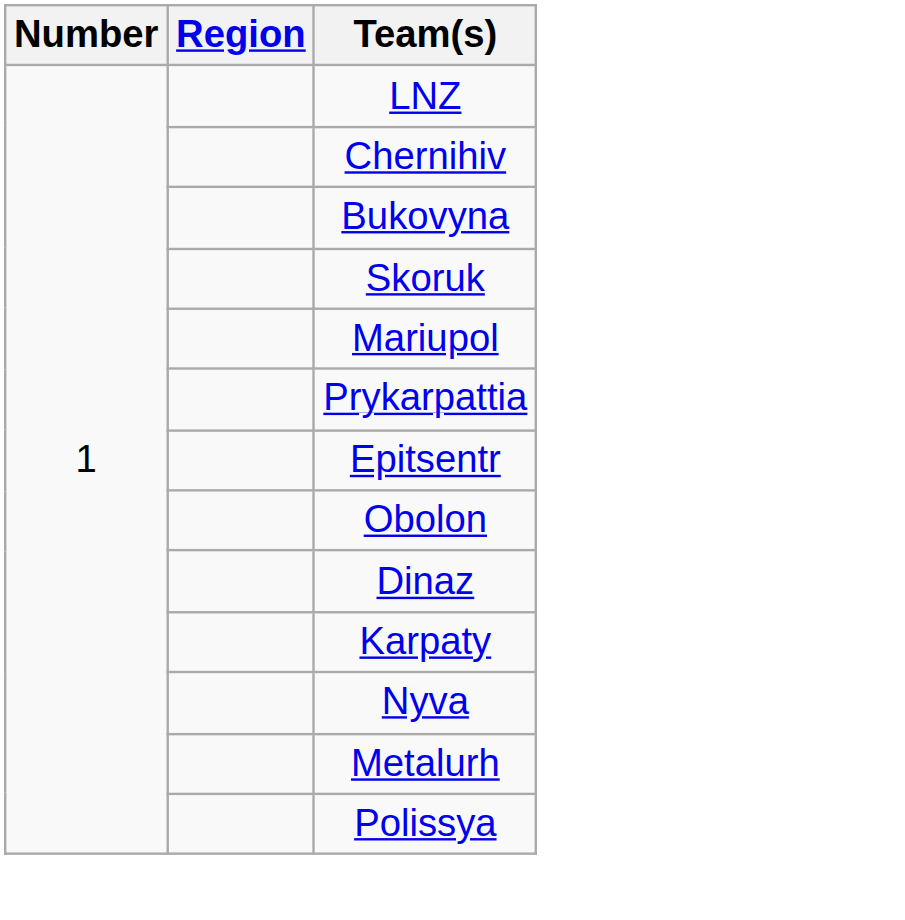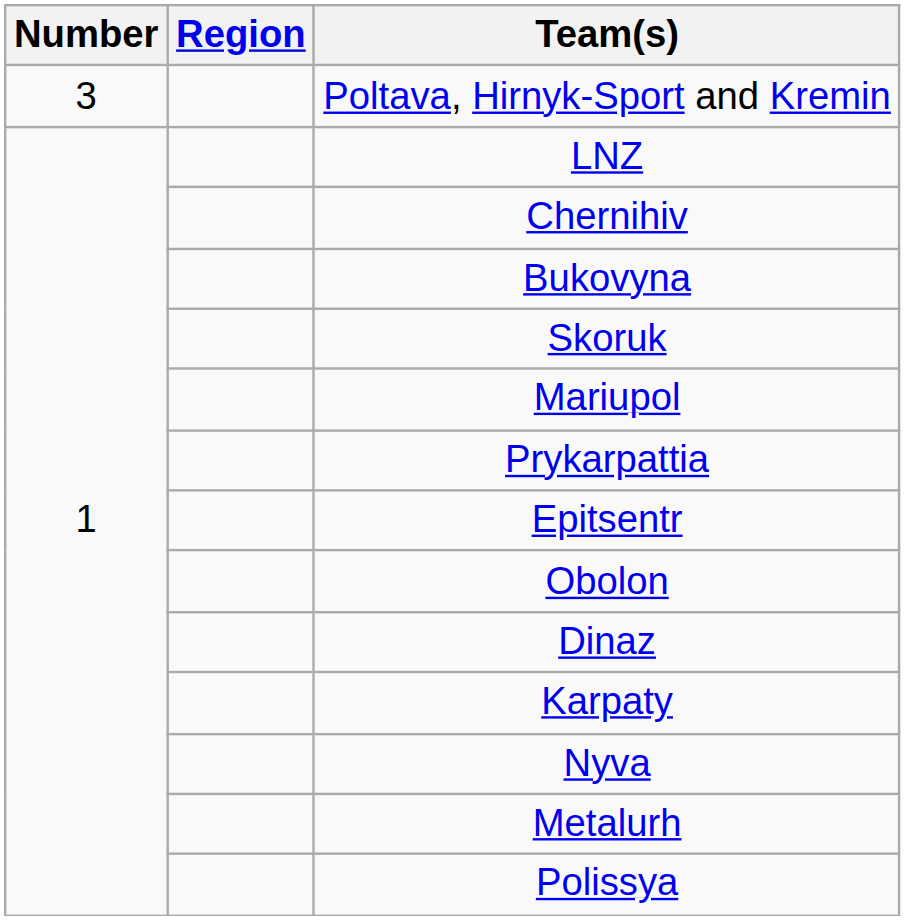+ row: (607, 95)
